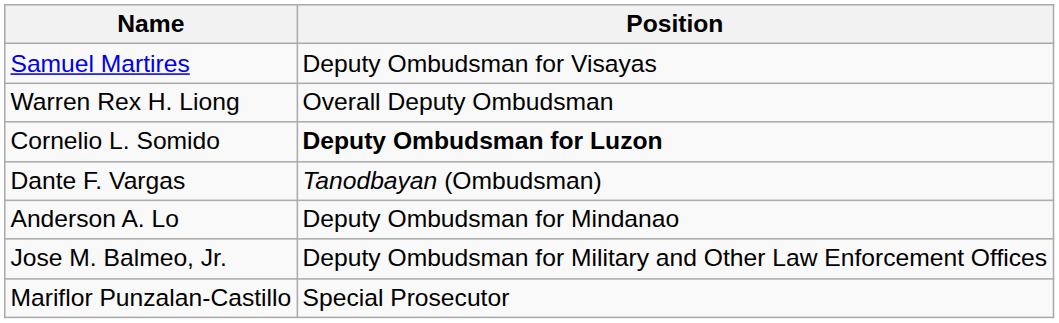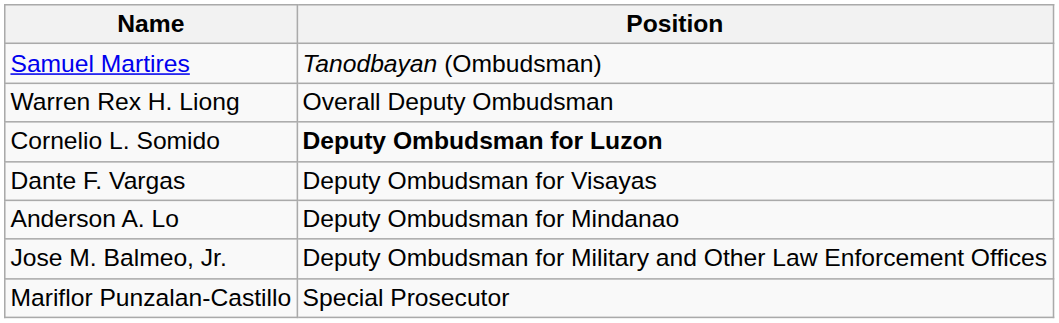(480, 63) Deputy Ombudsman for Visayas -> (452, 63) Tanodbayan (Ombudsman)
(452, 180) Tanodbayan (Ombudsman) -> (480, 180) Deputy Ombudsman for Visayas
